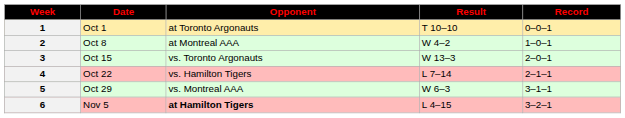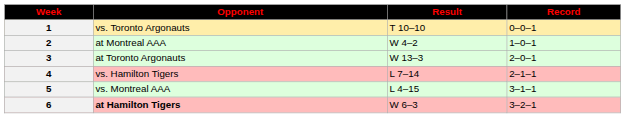- column: (124, 12)
(213, 27) at Toronto Argonauts -> (143, 27) vs. Toronto Argonauts
(216, 58) vs. Toronto Argonauts -> (140, 58) at Toronto Argonauts
(436, 89) W 6–3 -> (404, 89) L 4–15
(437, 105) L 4–15 -> (404, 105) W 6–3
